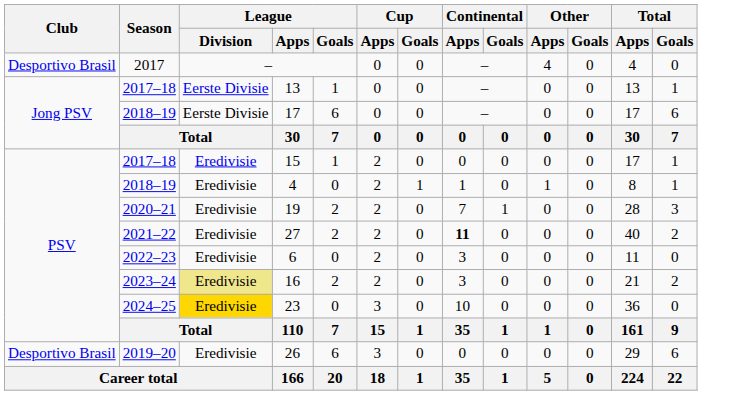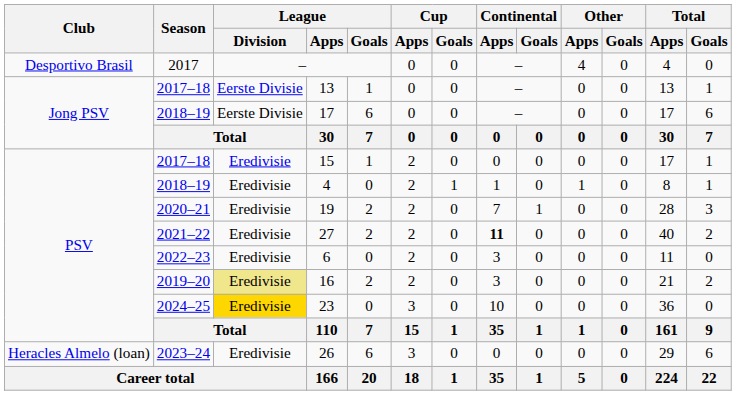(149, 281) 2023–24 -> (183, 281) 2019–20
(62, 354) Desportivo Brasil -> (79, 354) Heracles Almelo (loan)
(149, 354) 2019–20 -> (183, 354) 2023–24
